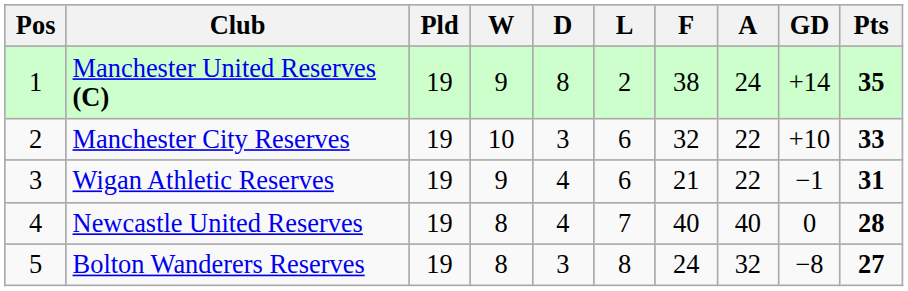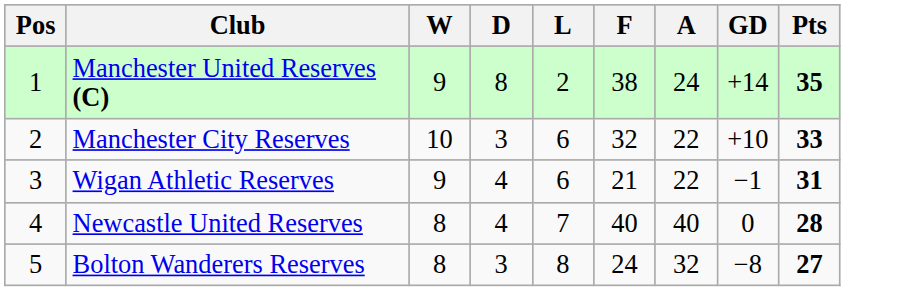- column: (439, 25)
